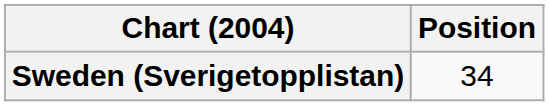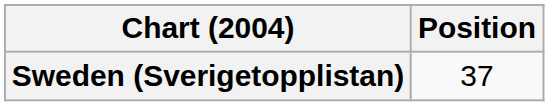(477, 75) 34 -> (477, 75) 37
